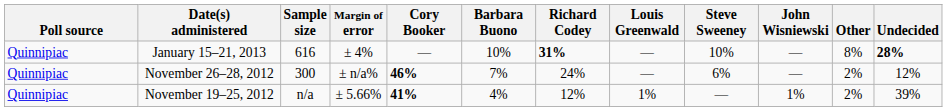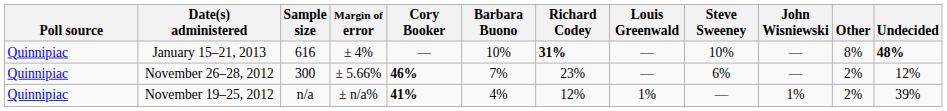(890, 52) 28% -> (890, 52) 48%
(358, 73) ± n/a% -> (358, 73) ± 5.66%
(573, 73) 24% -> (573, 73) 23%
(358, 95) ± 5.66% -> (358, 95) ± n/a%
